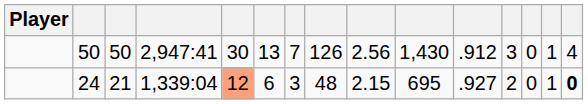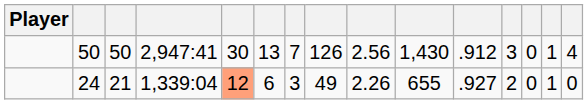(326, 83) 48 -> (326, 83) 49
(371, 83) 2.15 -> (371, 83) 2.26
(424, 83) 695 -> (424, 83) 655
(572, 83) bold -> (572, 83) normal
